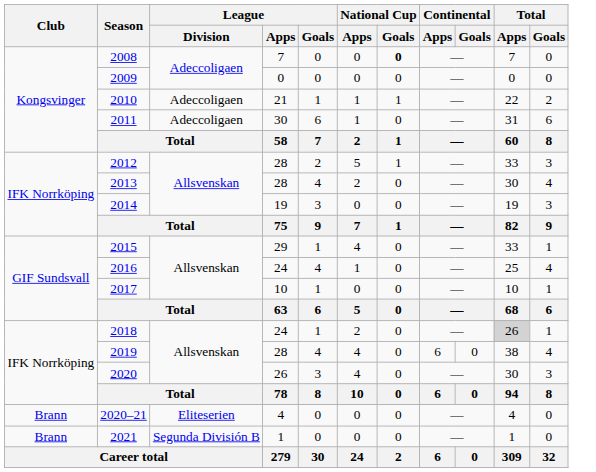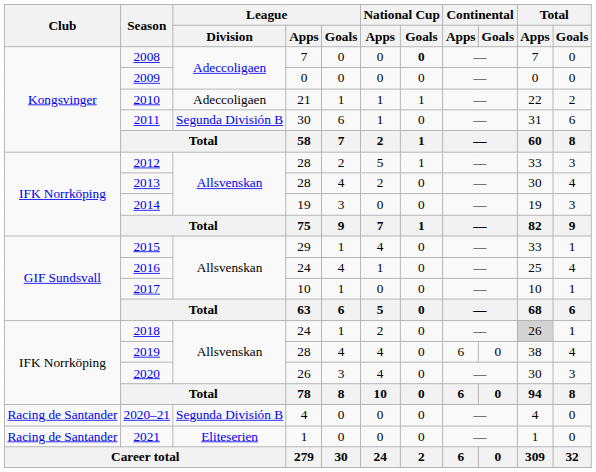(206, 120) Adeccoligaen -> (230, 120) Segunda División B
(51, 415) Brann -> (62, 415) Racing de Santander
(206, 415) Eliteserien -> (230, 415) Segunda División B
(51, 436) Brann -> (62, 436) Racing de Santander
(206, 436) Segunda División B -> (230, 436) Eliteserien
